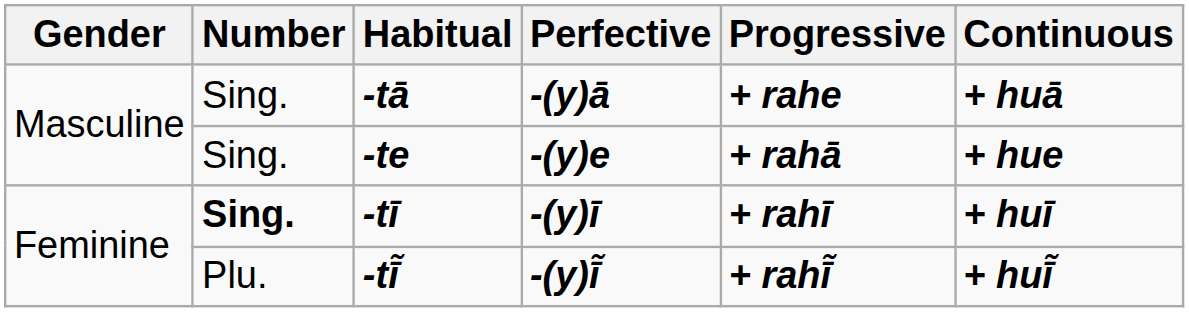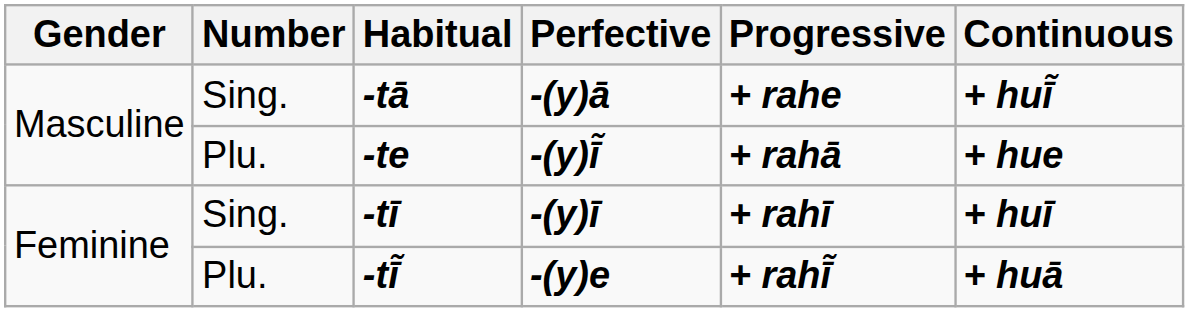(1013, 94) + huā -> (1008, 94) + huī̃
(245, 154) Sing. -> (235, 154) Plu.
(570, 154) -(y)e -> (565, 154) -(y)ī̃
(248, 214) bold -> (245, 214) normal
(565, 275) -(y)ī̃ -> (570, 275) -(y)e
(1008, 275) + huī̃ -> (1013, 275) + huā
